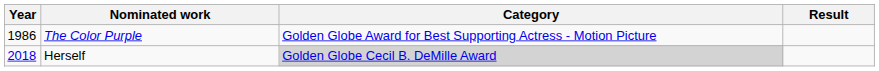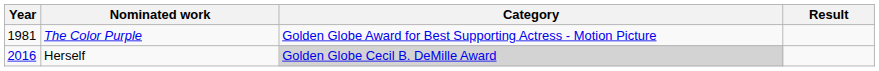(22, 35) 1986 -> (22, 35) 1981
(22, 55) 2018 -> (22, 55) 2016
